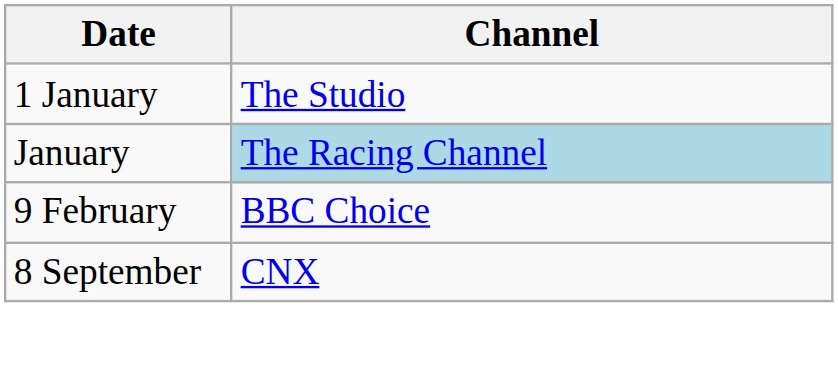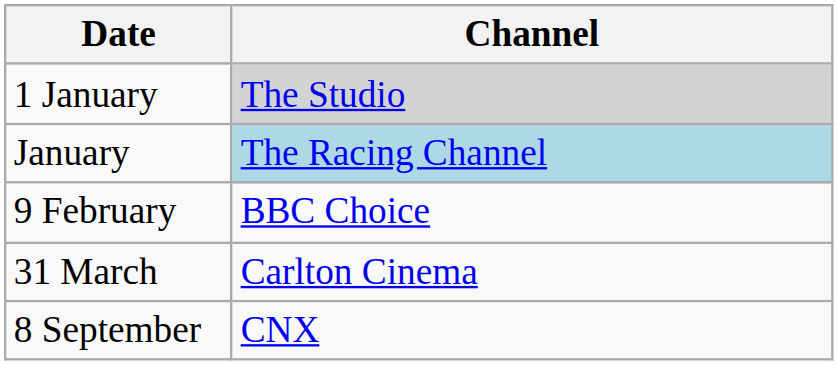(323, 93) no background -> (323, 93) lightgrey background
+ row: (86, 270)
